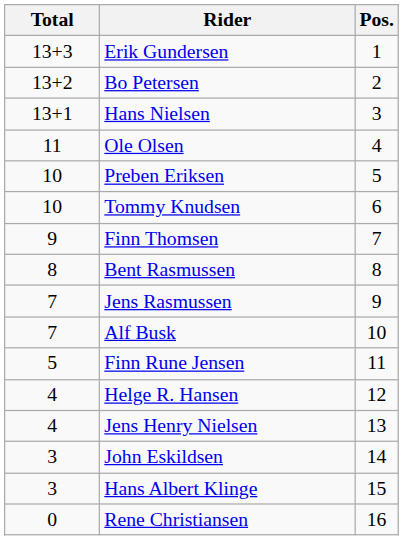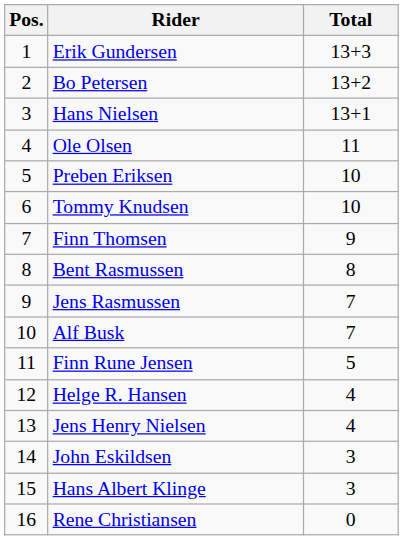columns swapped: (377, 20) <-> (52, 20)
